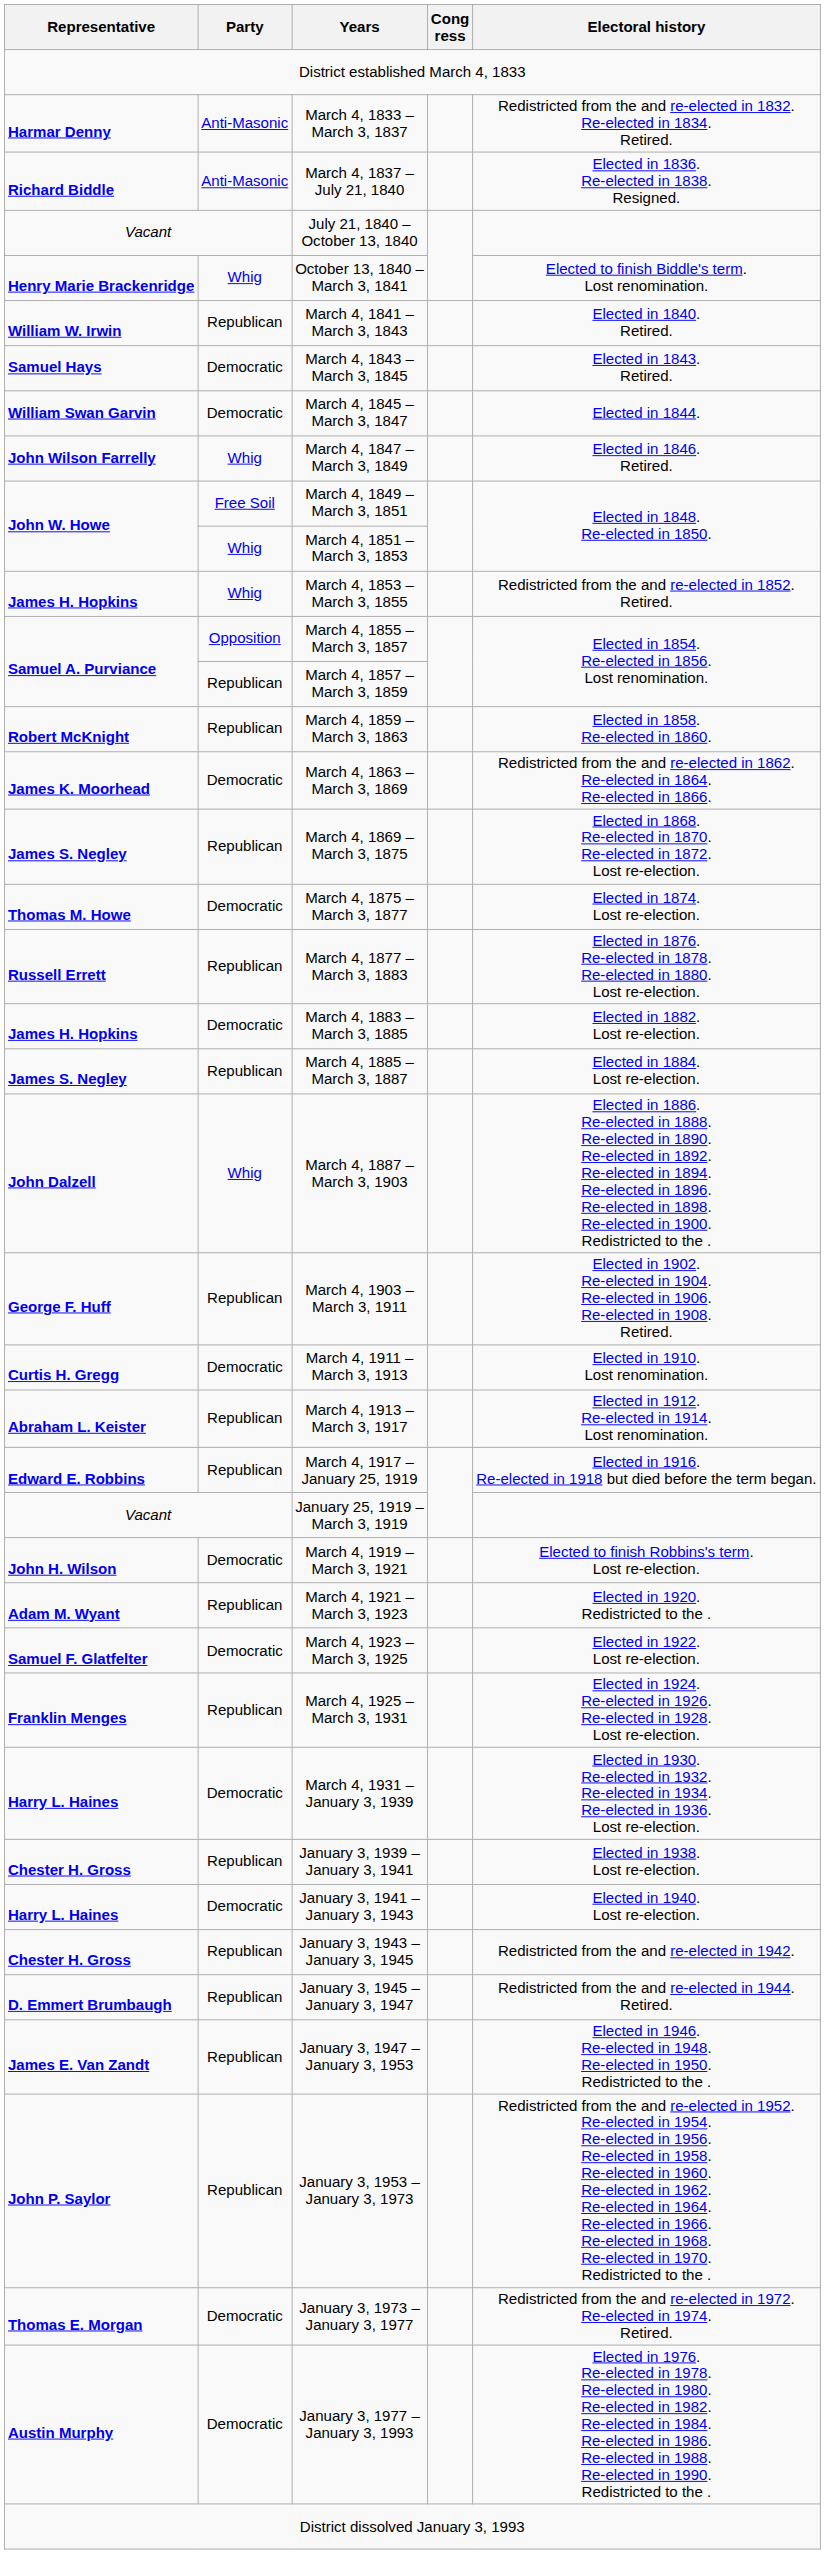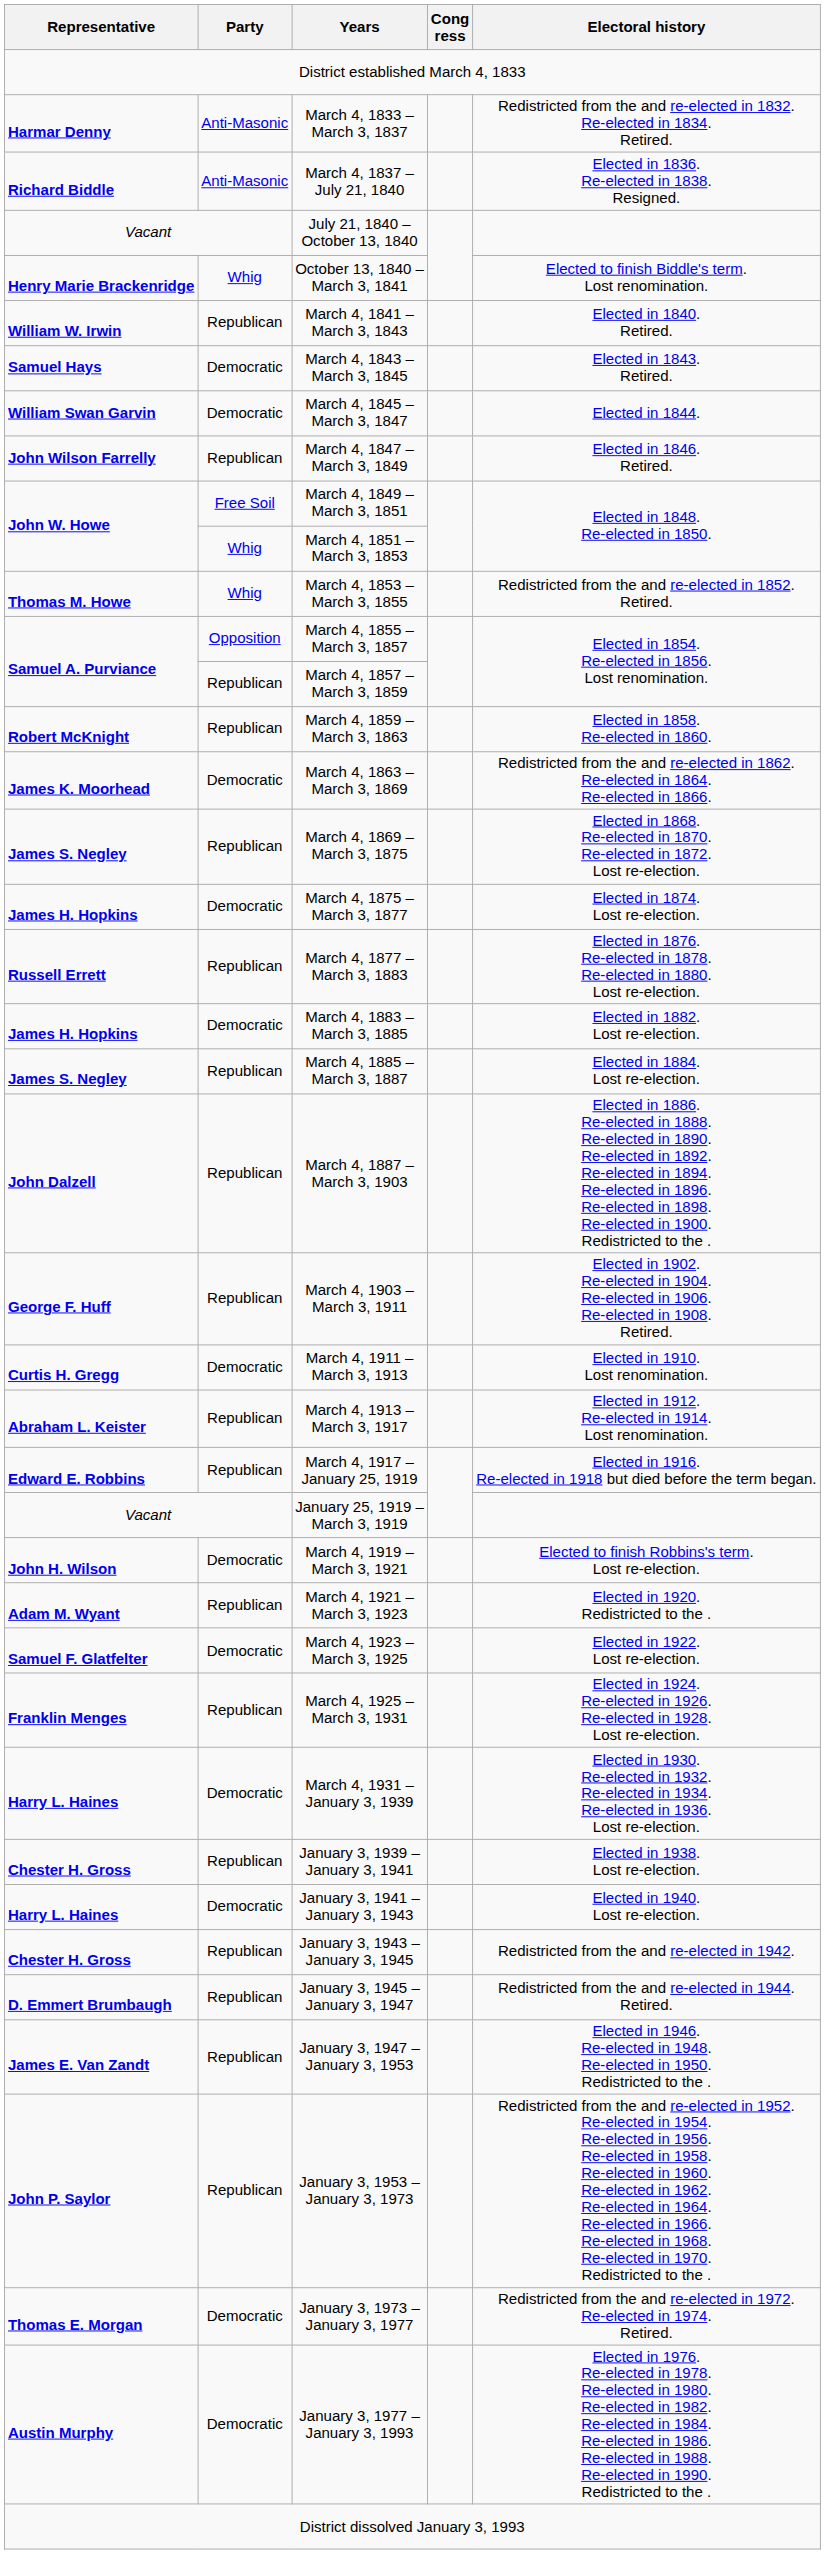(245, 458) Whig -> (245, 458) Republican
(73, 602) James H. Hopkins -> (69, 602) Thomas M. Howe
(69, 914) Thomas M. Howe -> (73, 914) James H. Hopkins
(245, 1173) Whig -> (245, 1173) Republican
